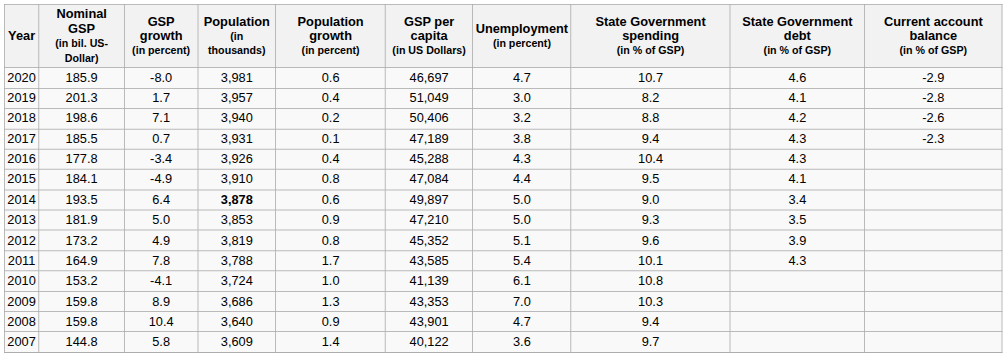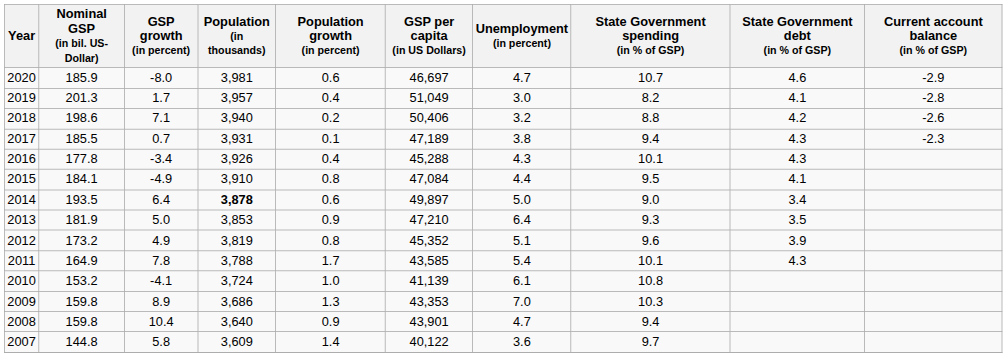(651, 159) 10.4 -> (651, 159) 10.1
(522, 220) 5.0 -> (522, 220) 6.4
